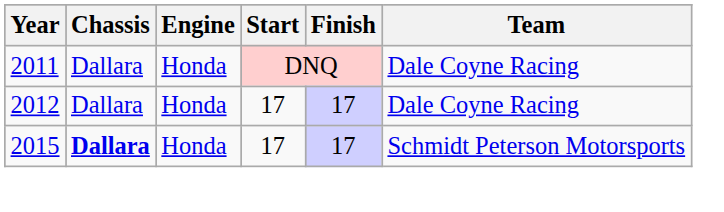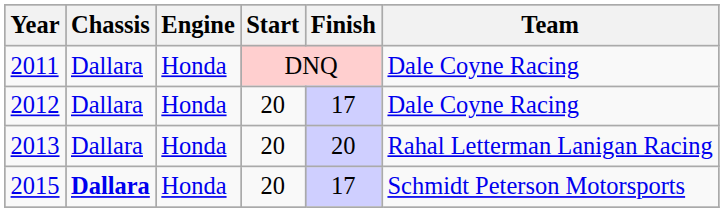(273, 105) 17 -> (273, 105) 20
+ row: (35, 146)
(273, 146) 17 -> (273, 186) 20
